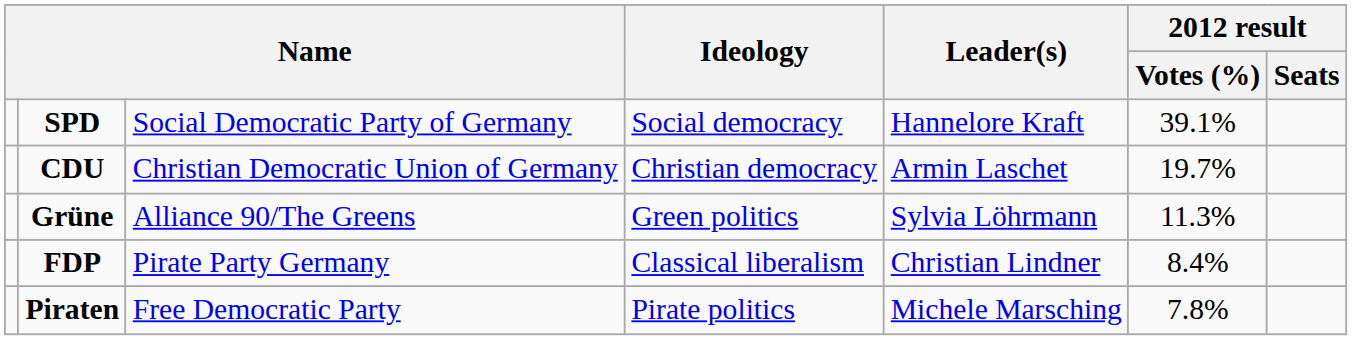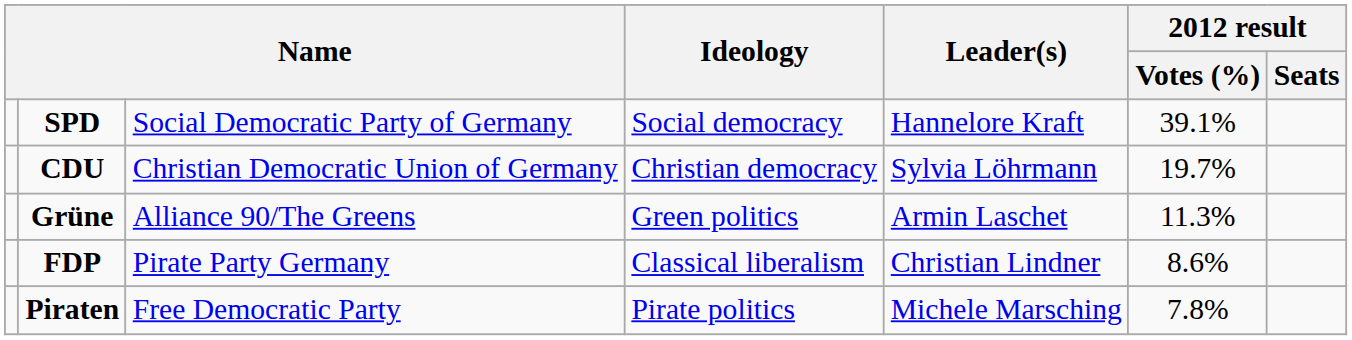(979, 168) Armin Laschet -> (994, 168) Sylvia Löhrmann
(994, 215) Sylvia Löhrmann -> (979, 215) Armin Laschet
(1198, 262) 8.4% -> (1198, 262) 8.6%
